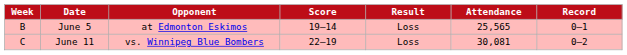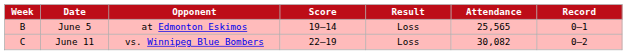(494, 42) 30,081 -> (494, 42) 30,082
